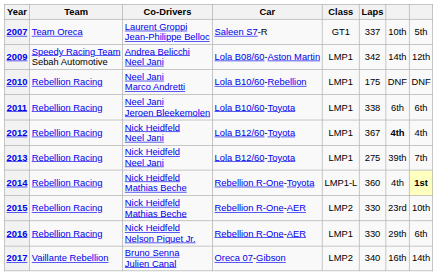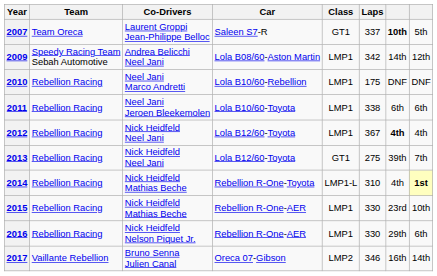(397, 32) normal -> (397, 32) bold
(341, 158) LMP1 -> (341, 158) GT1
(373, 183) 360 -> (373, 183) 310
(341, 208) LMP2 -> (341, 208) LMP1
(373, 259) 340 -> (373, 259) 346
